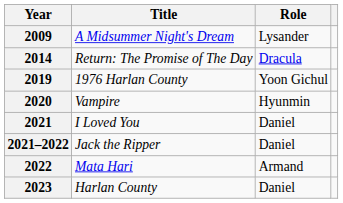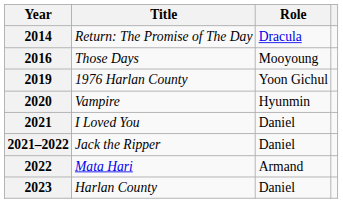- row: (38, 36)
+ row: (38, 58)
